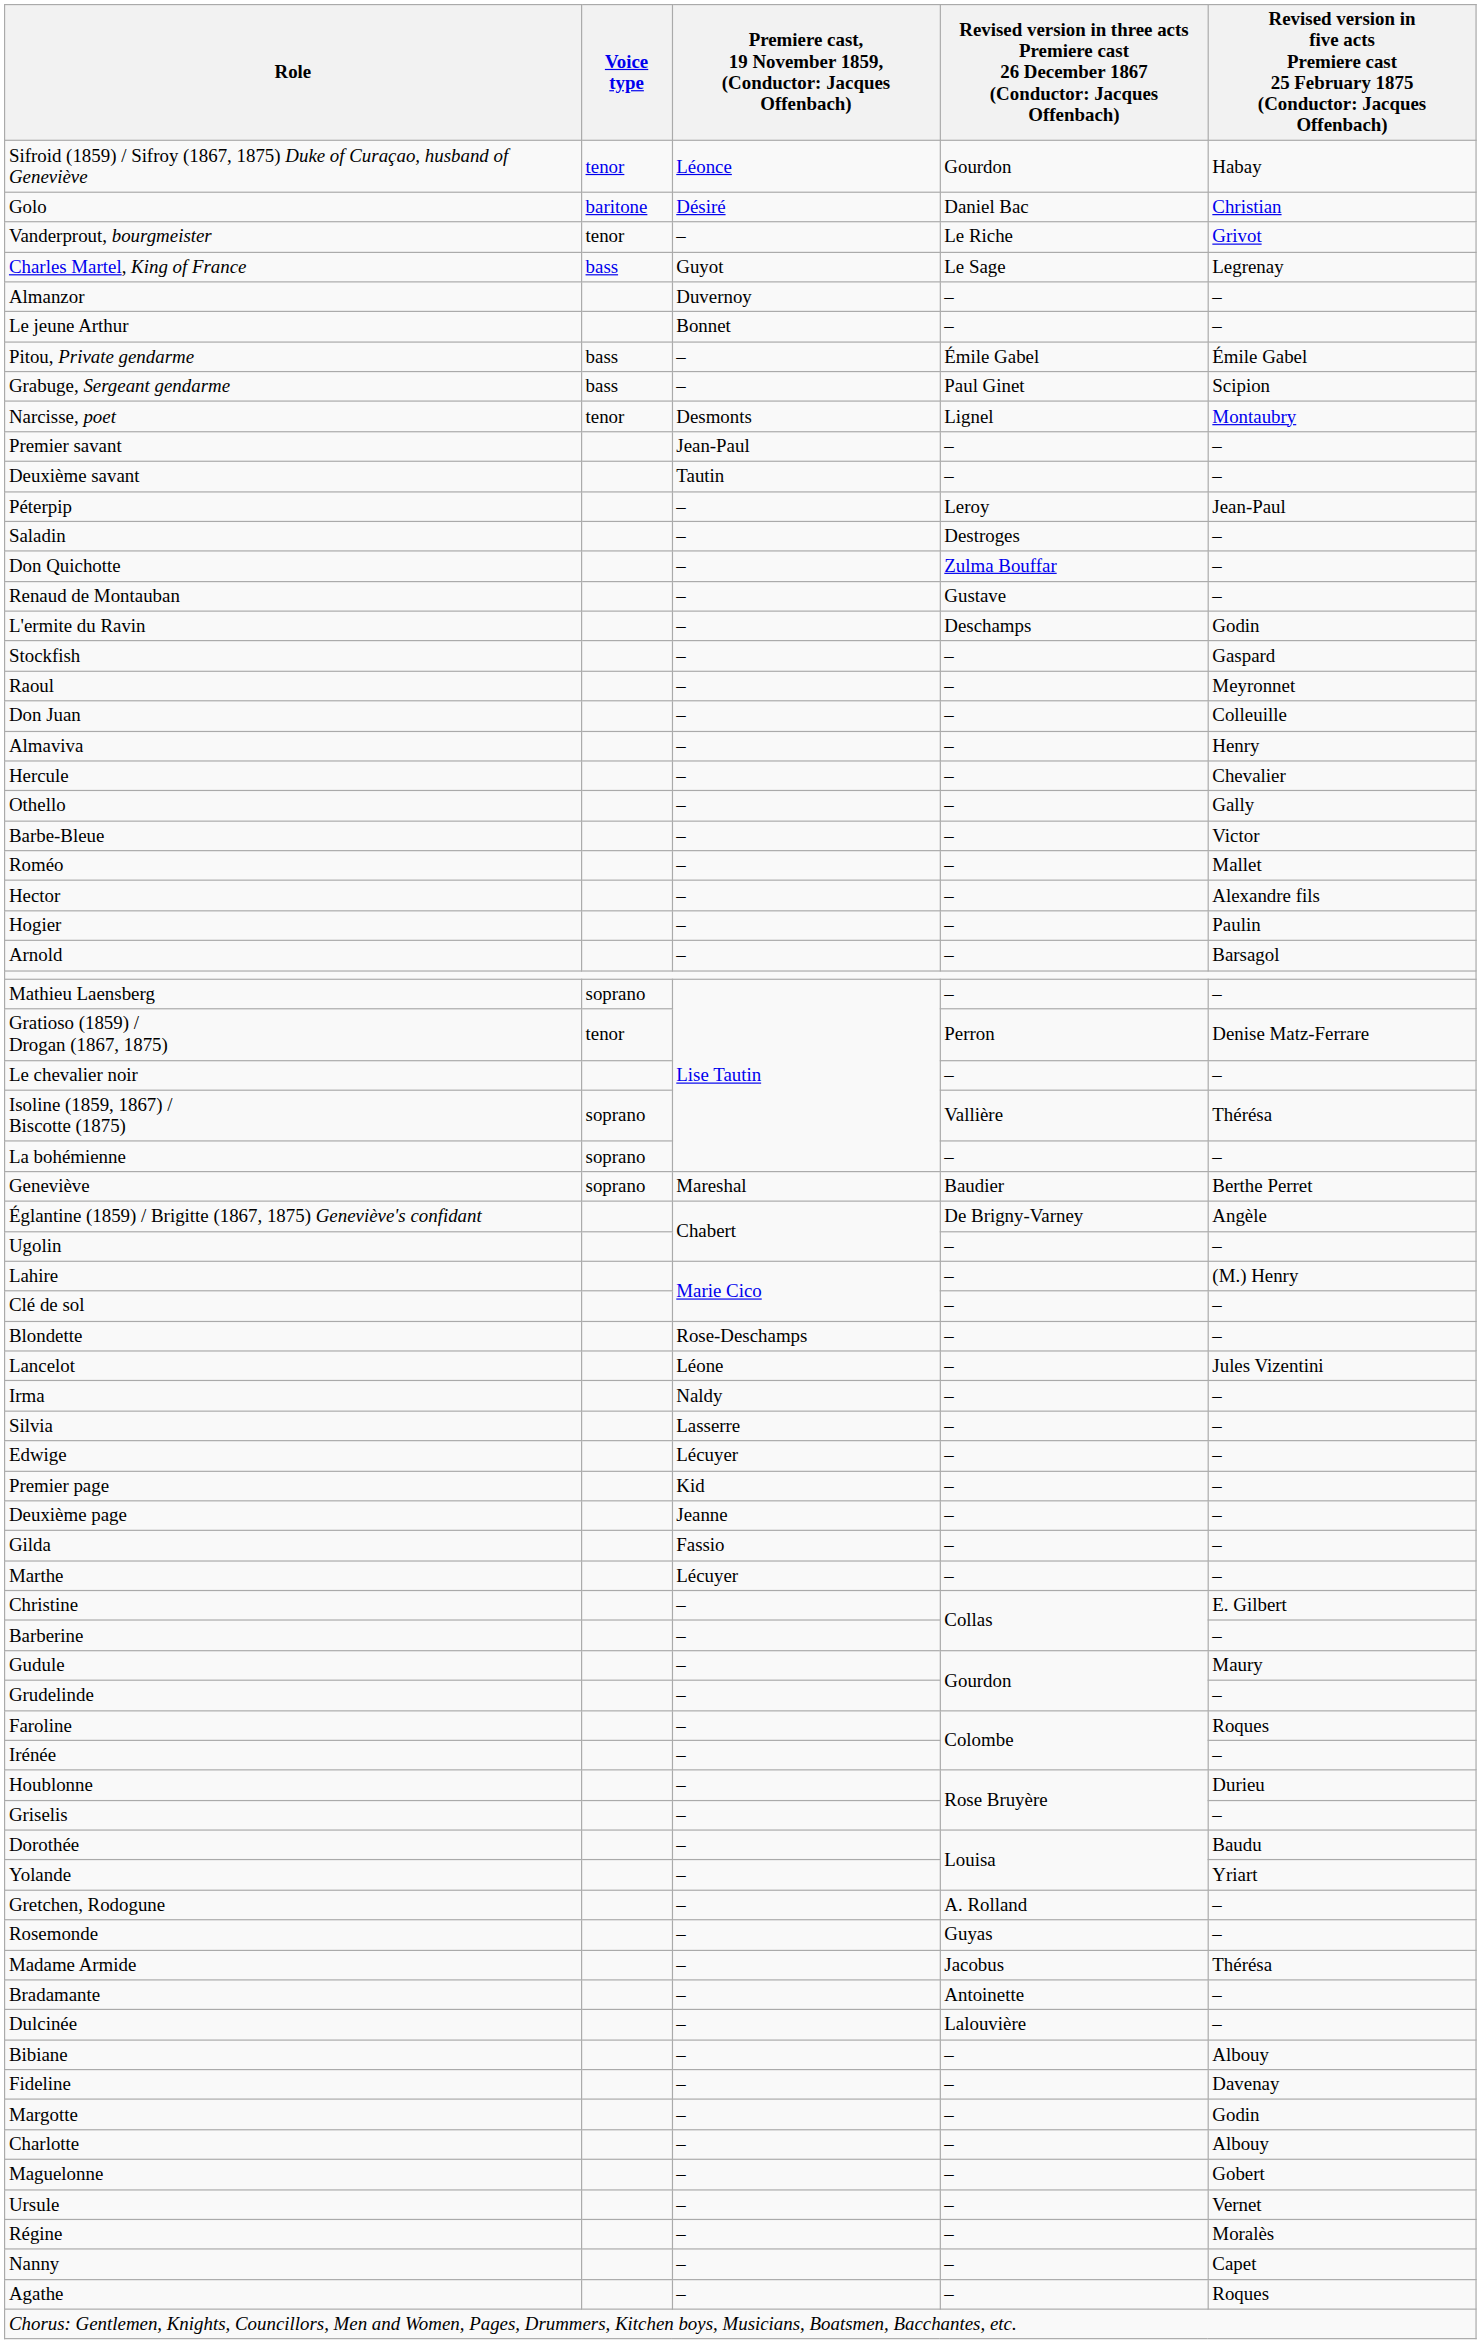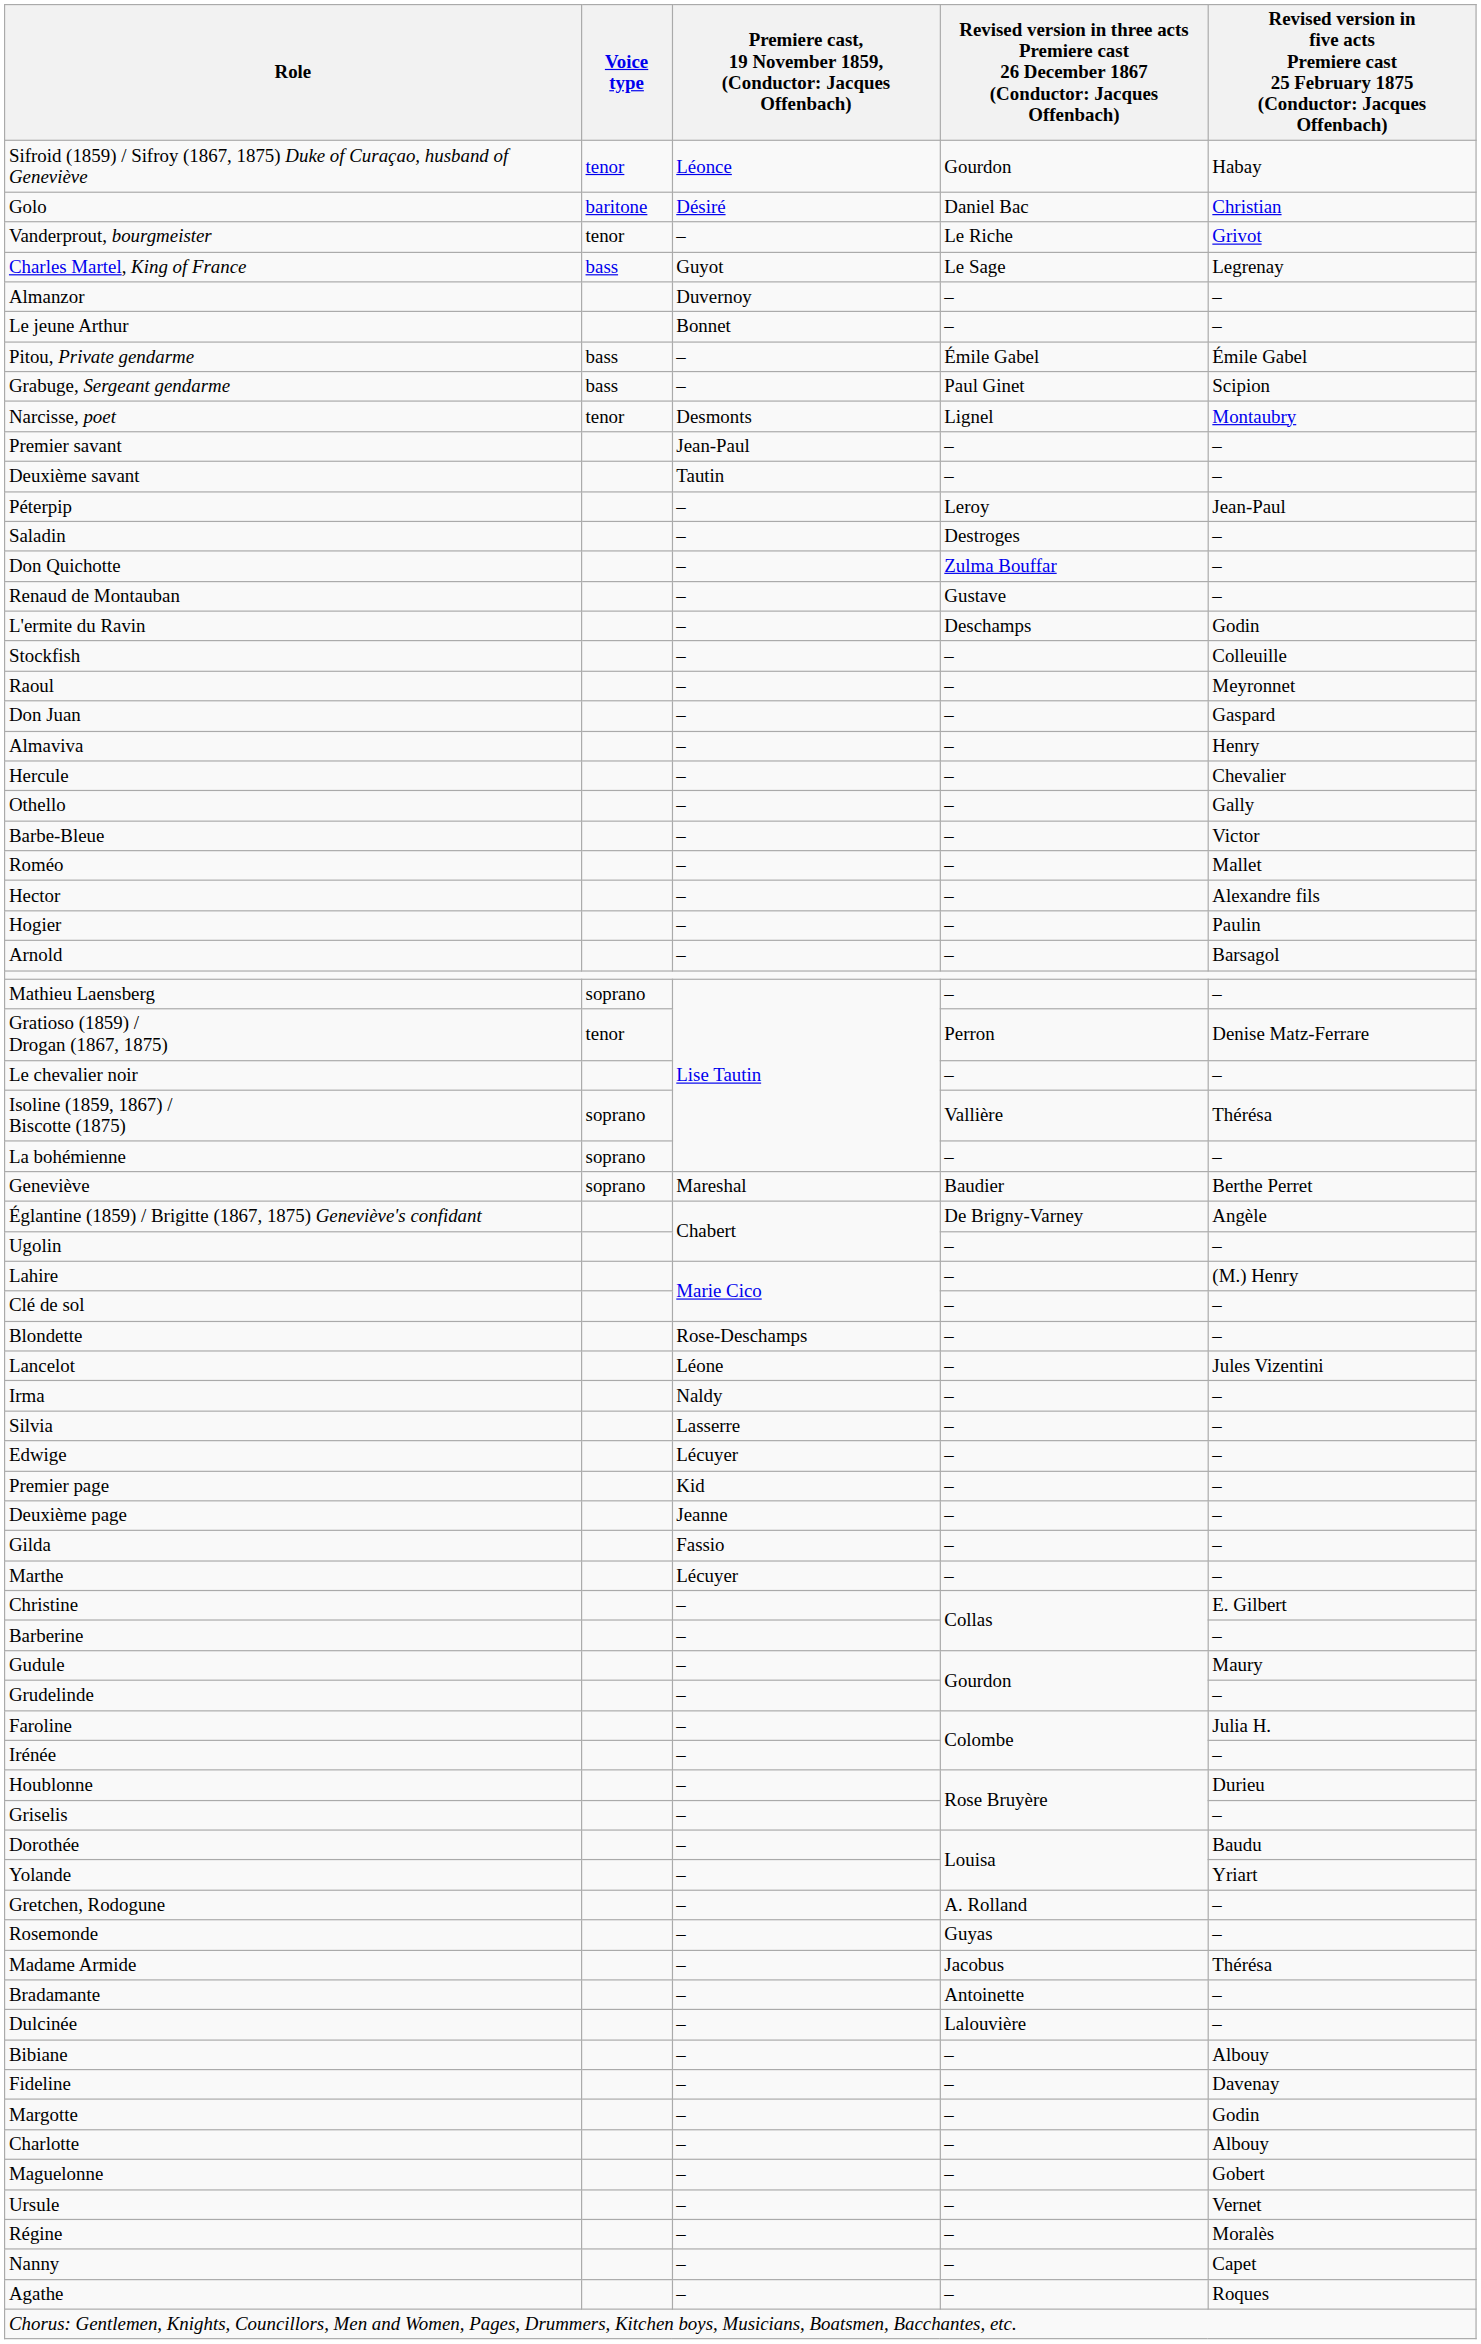(1244, 655) Gaspard -> (1250, 655) Colleuille
(1250, 715) Colleuille -> (1244, 715) Gaspard
(1241, 1725) Roques -> (1242, 1725) Julia H.
